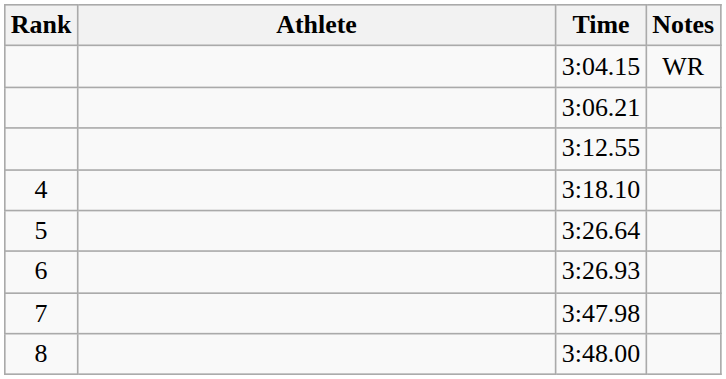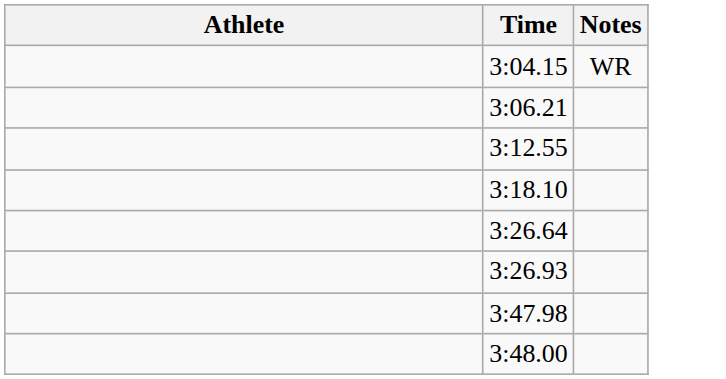- column: (41, 25)
